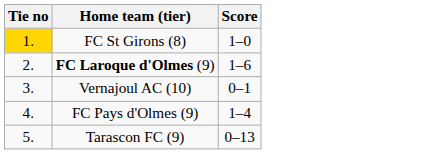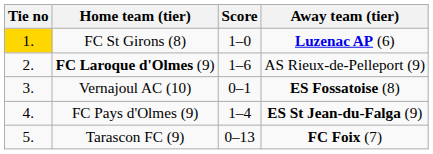+ column: (345, 16)
